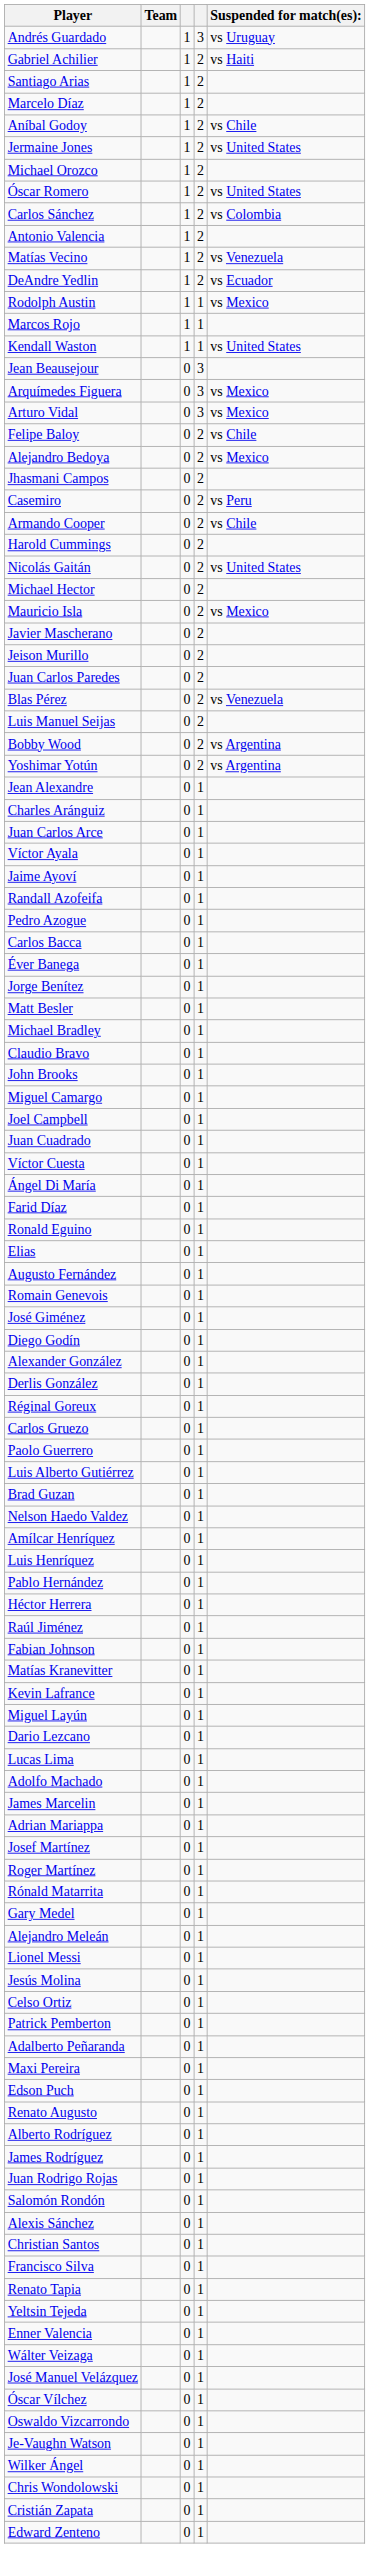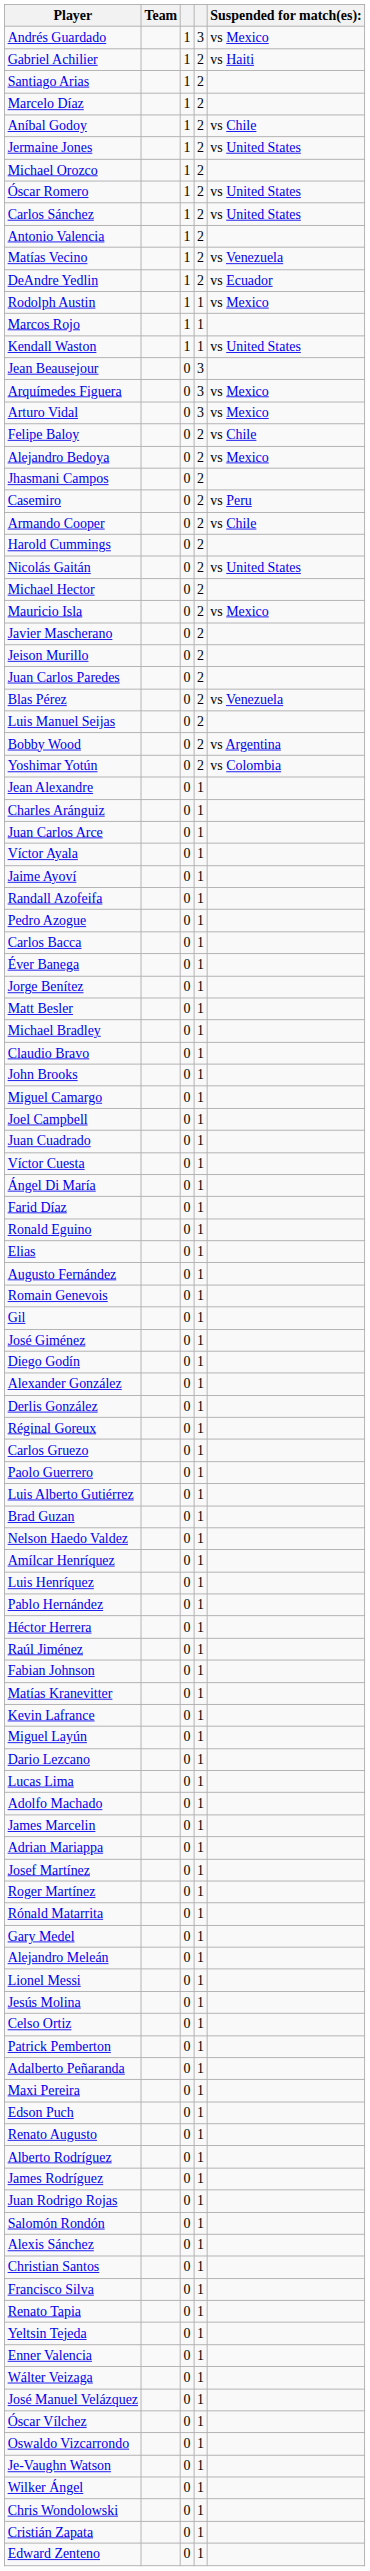(243, 37) vs Uruguay -> (240, 37) vs Mexico
(246, 214) vs Colombia -> (256, 214) vs United States
(246, 766) vs Argentina -> (246, 766) vs Colombia
+ row: (17, 1318)
